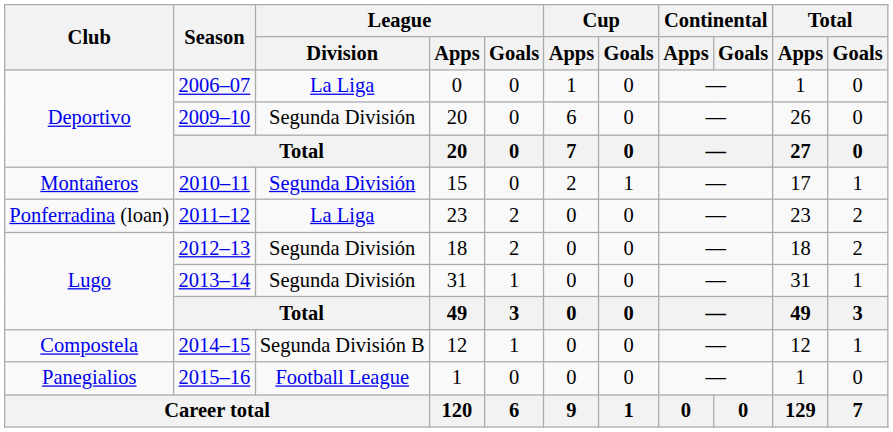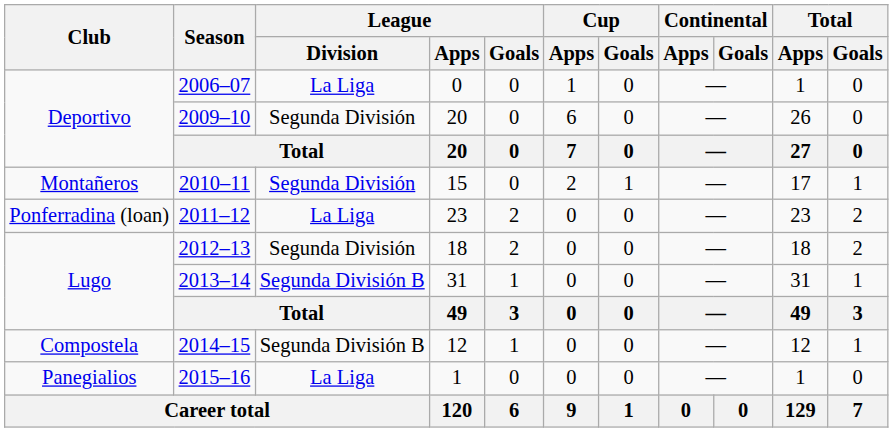(342, 280) Segunda División -> (342, 280) Segunda División B
(342, 378) Football League -> (342, 378) La Liga
